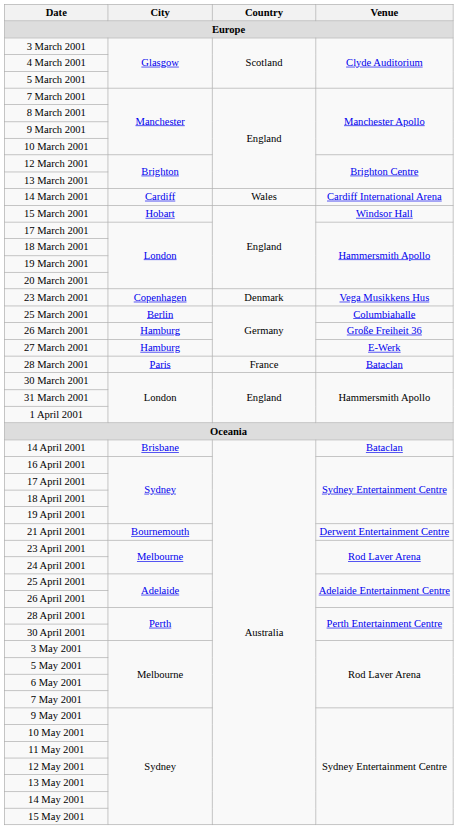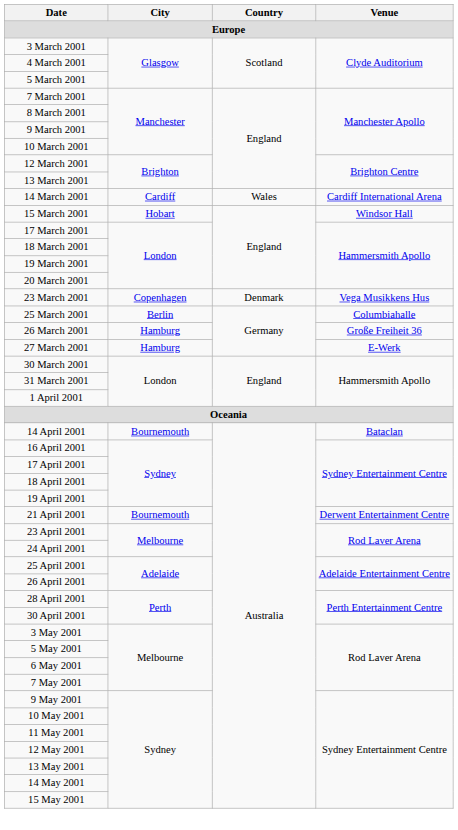- row: (56, 364)
(160, 448) Brisbane -> (160, 431) Bournemouth
